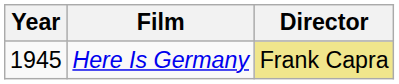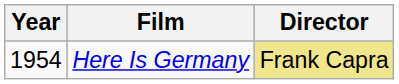(36, 59) 1945 -> (36, 59) 1954
